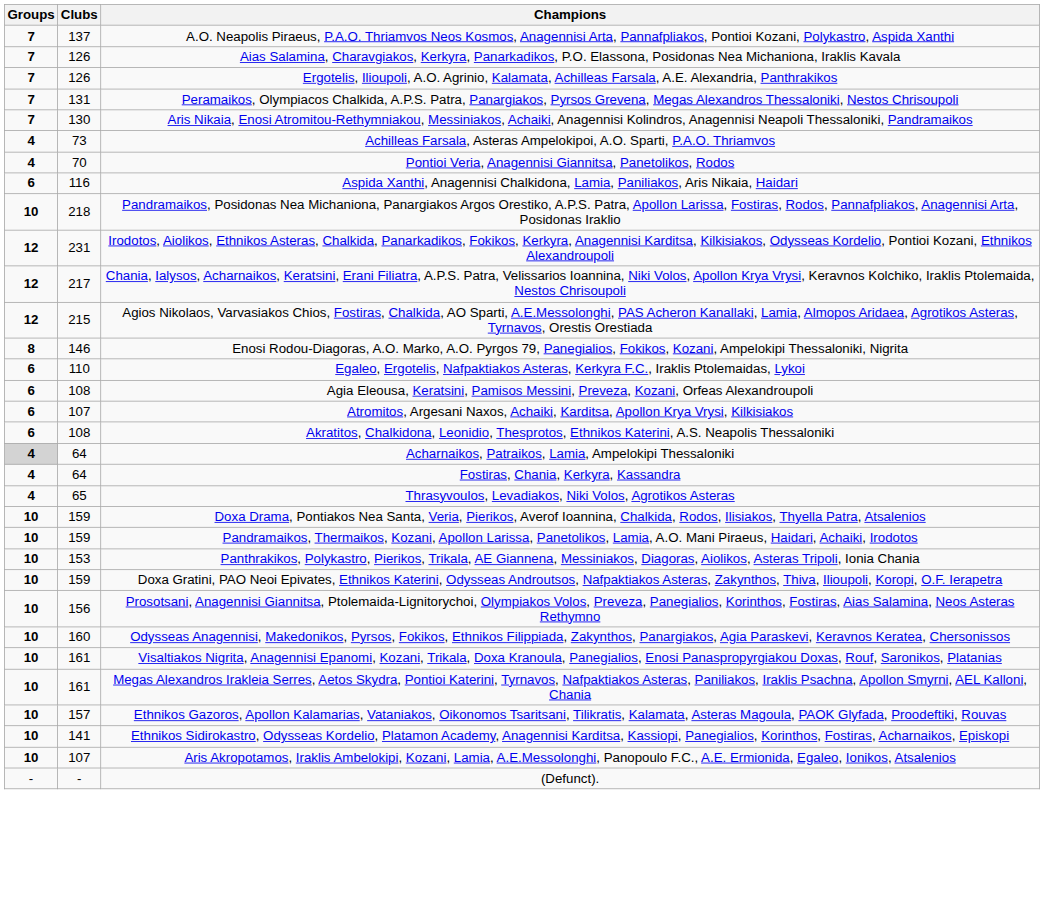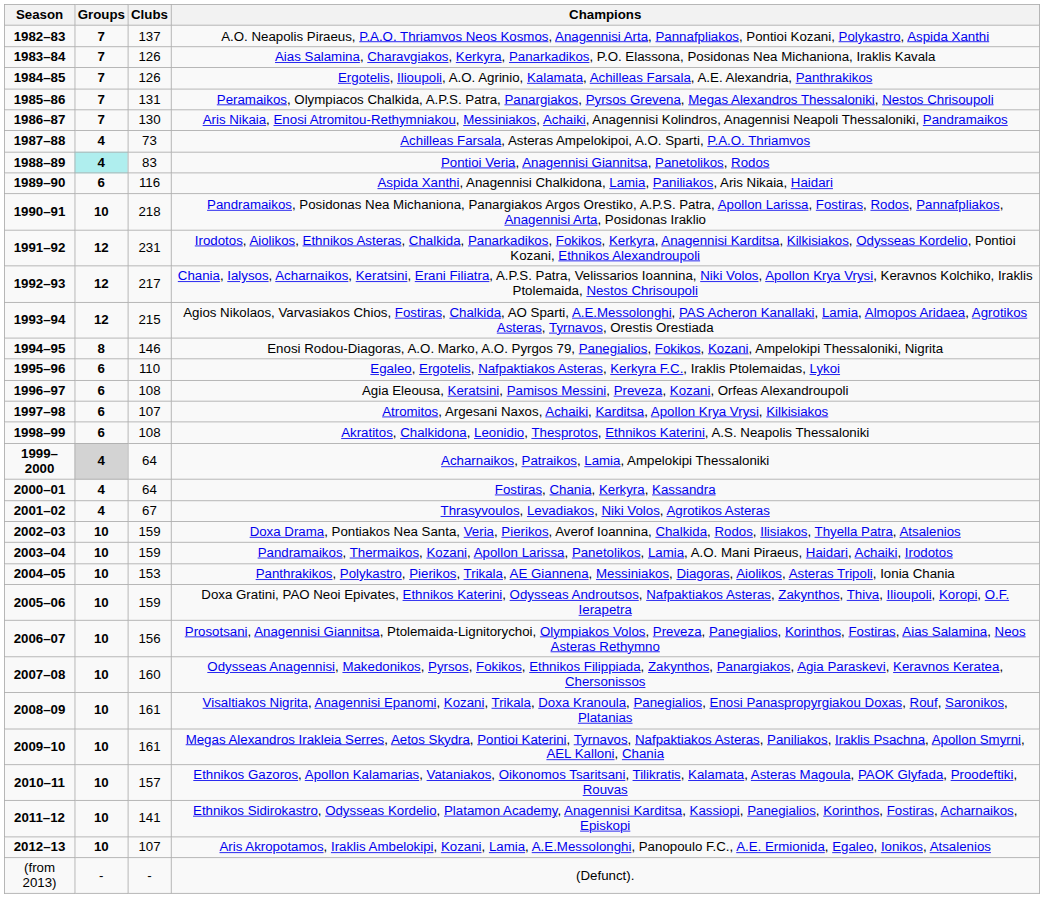+ column: (40, 15)
(31, 162) no background -> (101, 162) paleturquoise background
(79, 162) 70 -> (149, 162) 83
(79, 496) 65 -> (149, 510) 67
